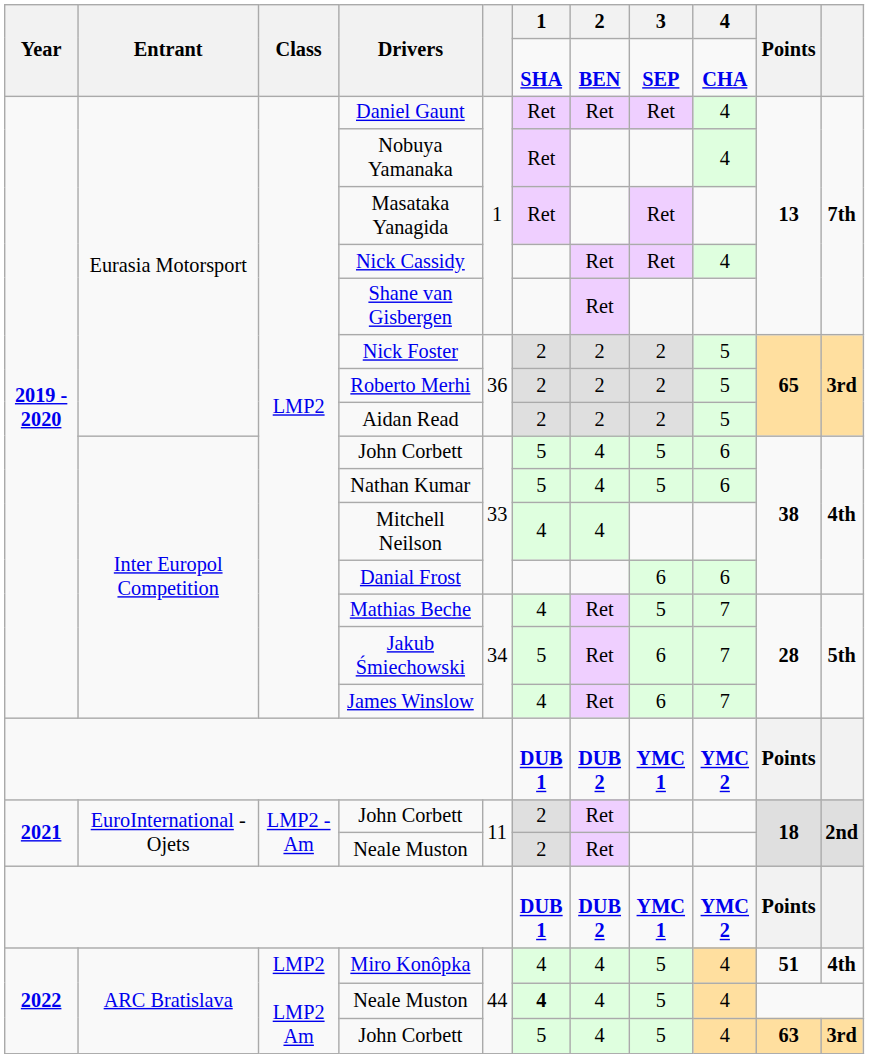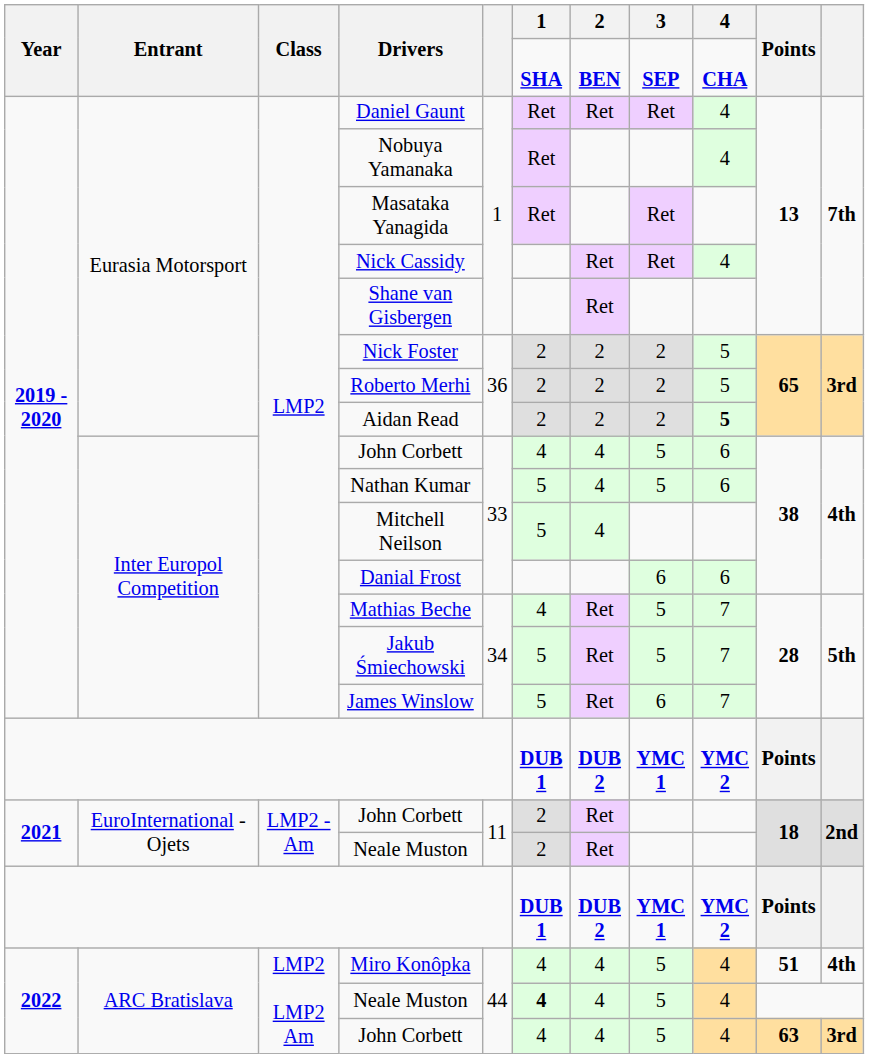(725, 418) normal -> (725, 418) bold
(541, 452) 5 -> (541, 452) 4
(541, 531) 4 -> (541, 531) 5
(661, 655) 6 -> (661, 655) 5
(541, 701) 4 -> (541, 701) 5
(541, 1035) 5 -> (541, 1035) 4
